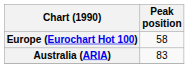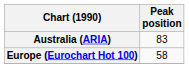rows swapped: (72, 55) <-> (72, 39)
